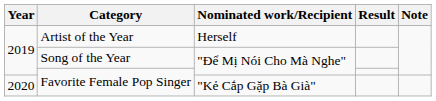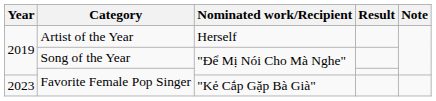(21, 85) 2020 -> (21, 85) 2023
